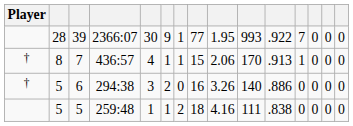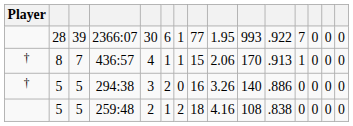(167, 37) 9 -> (167, 37) 6
(79, 86) 6 -> (79, 86) 5
(151, 110) 1 -> (151, 110) 2
(251, 110) 111 -> (251, 110) 108
